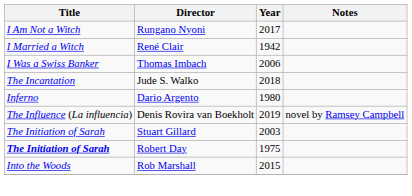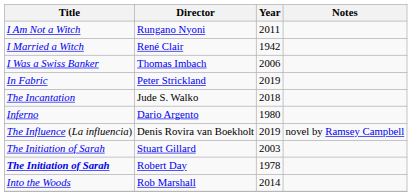(270, 30) 2017 -> (270, 30) 2011
+ row: (171, 81)
(270, 149) 1975 -> (270, 166) 1978
(270, 166) 2015 -> (270, 183) 2014
